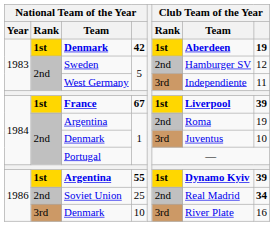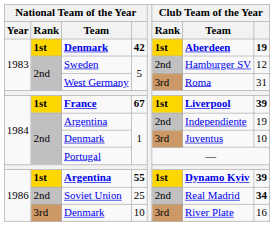(216, 82) Independiente -> (198, 82) Roma
(262, 82) 11 -> (262, 82) 31
(198, 121) Roma -> (216, 121) Independiente
